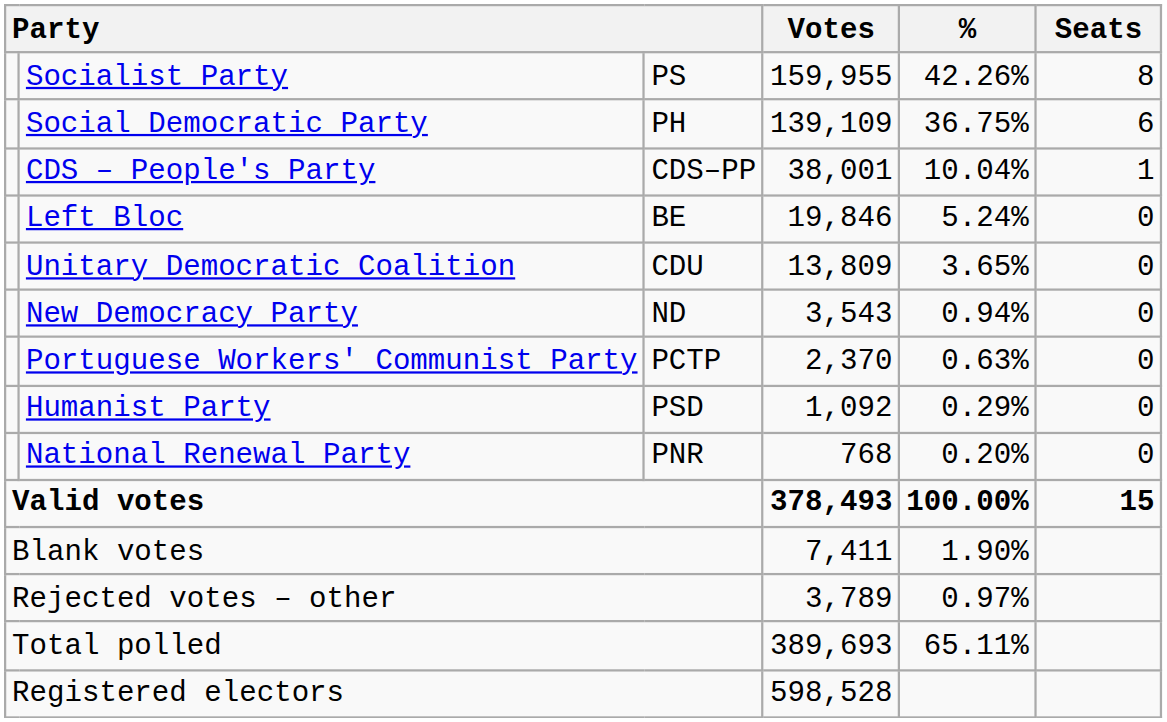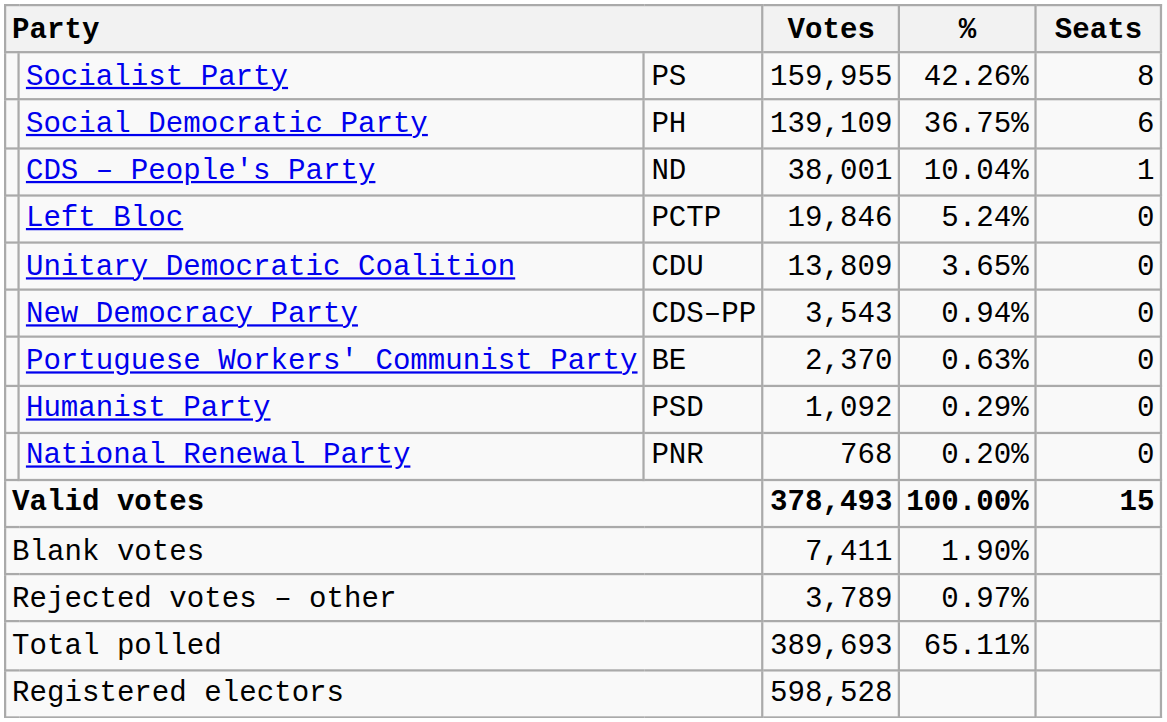(704, 171) CDS–PP -> (669, 171) ND
(669, 219) BE -> (686, 219) PCTP
(669, 314) ND -> (704, 314) CDS–PP
(686, 361) PCTP -> (669, 361) BE
